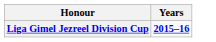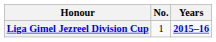+ column: (161, 12)
